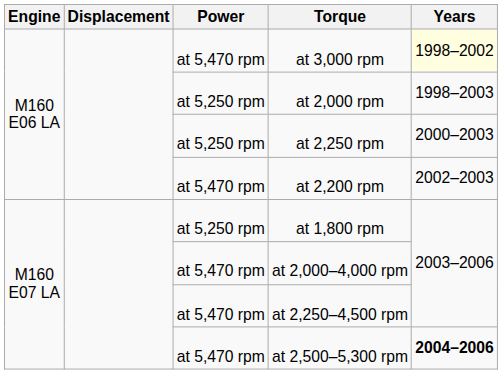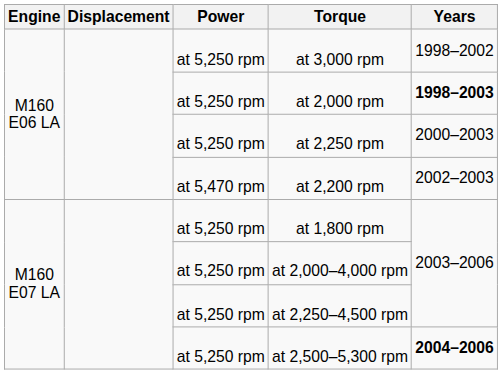(221, 59) at 5,470 rpm -> (221, 59) at 5,250 rpm
(455, 50) lightyellow background -> (455, 50) no background
(455, 93) normal -> (455, 93) bold
(221, 271) at 5,470 rpm -> (221, 271) at 5,250 rpm
(221, 314) at 5,470 rpm -> (221, 314) at 5,250 rpm
(221, 356) at 5,470 rpm -> (221, 356) at 5,250 rpm
